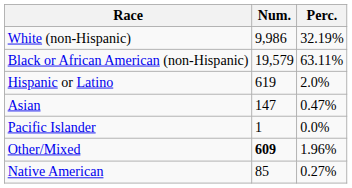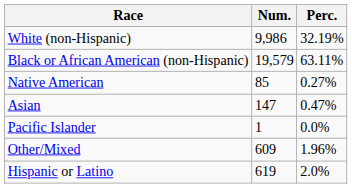rows swapped: (56, 171) <-> (60, 82)
(266, 149) bold -> (266, 149) normal
